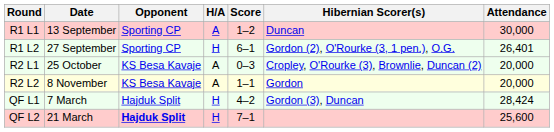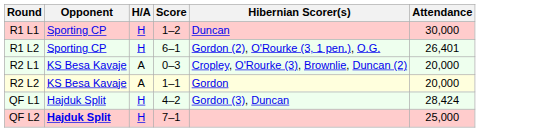- column: (82, 13)
(216, 30) A -> (141, 30) H
(517, 118) 25,600 -> (442, 118) 25,000
